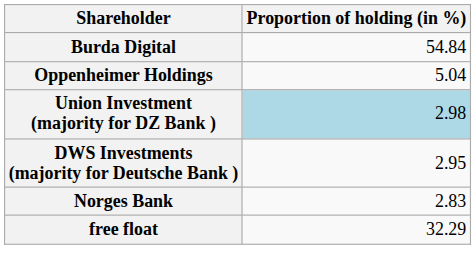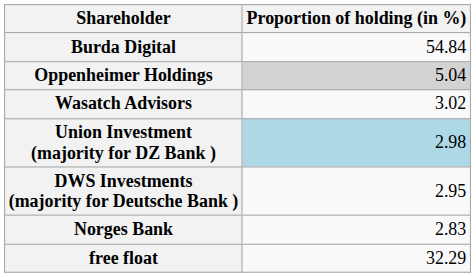(451, 75) no background -> (451, 75) lightgrey background
+ row: (123, 103)
